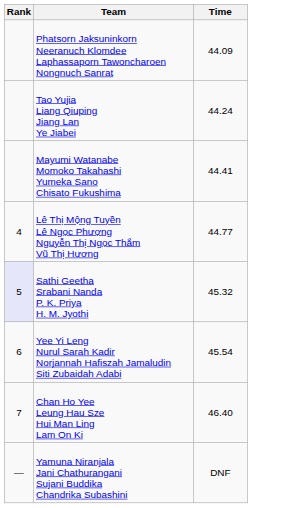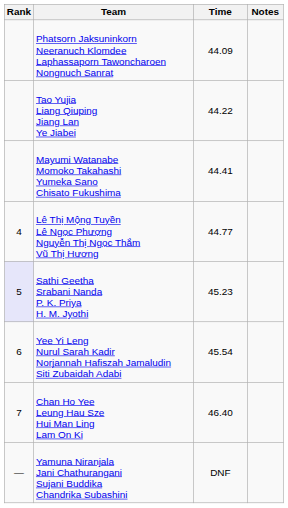+ column: (265, 12)
(220, 110) 44.24 -> (220, 110) 44.22
(220, 291) 45.32 -> (220, 291) 45.23
